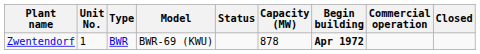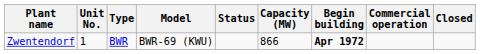(269, 41) 878 -> (269, 41) 866
